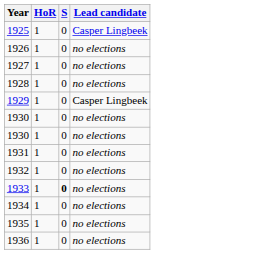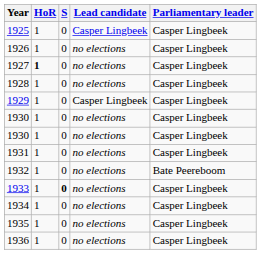+ column: (203, 13)
(37, 65) normal -> (37, 65) bold
